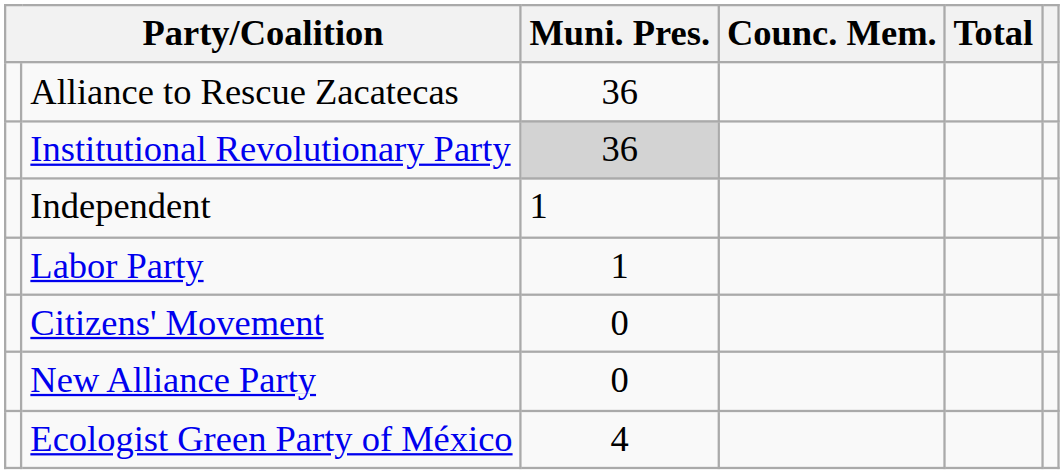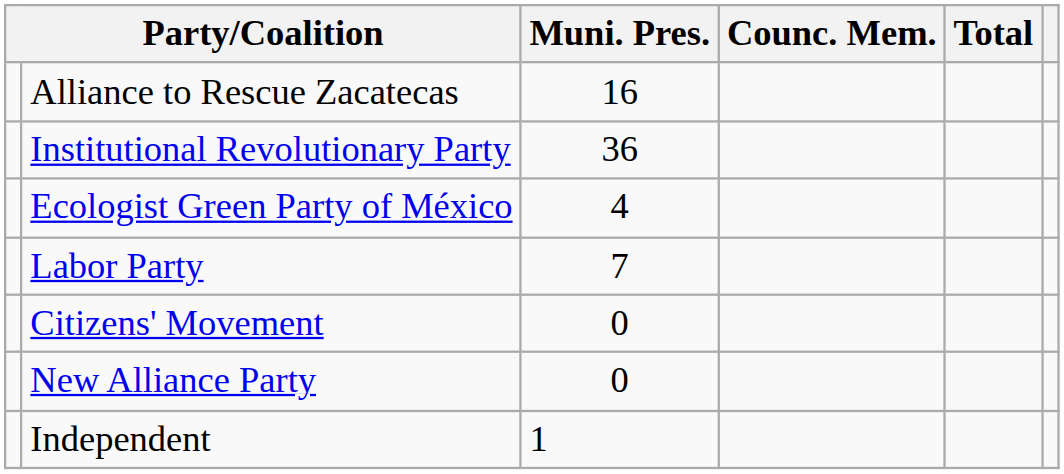(620, 91) 36 -> (620, 91) 16
(620, 149) lightgrey background -> (620, 149) no background
rows swapped: (271, 438) <-> (121, 206)
(620, 264) 1 -> (620, 264) 7
